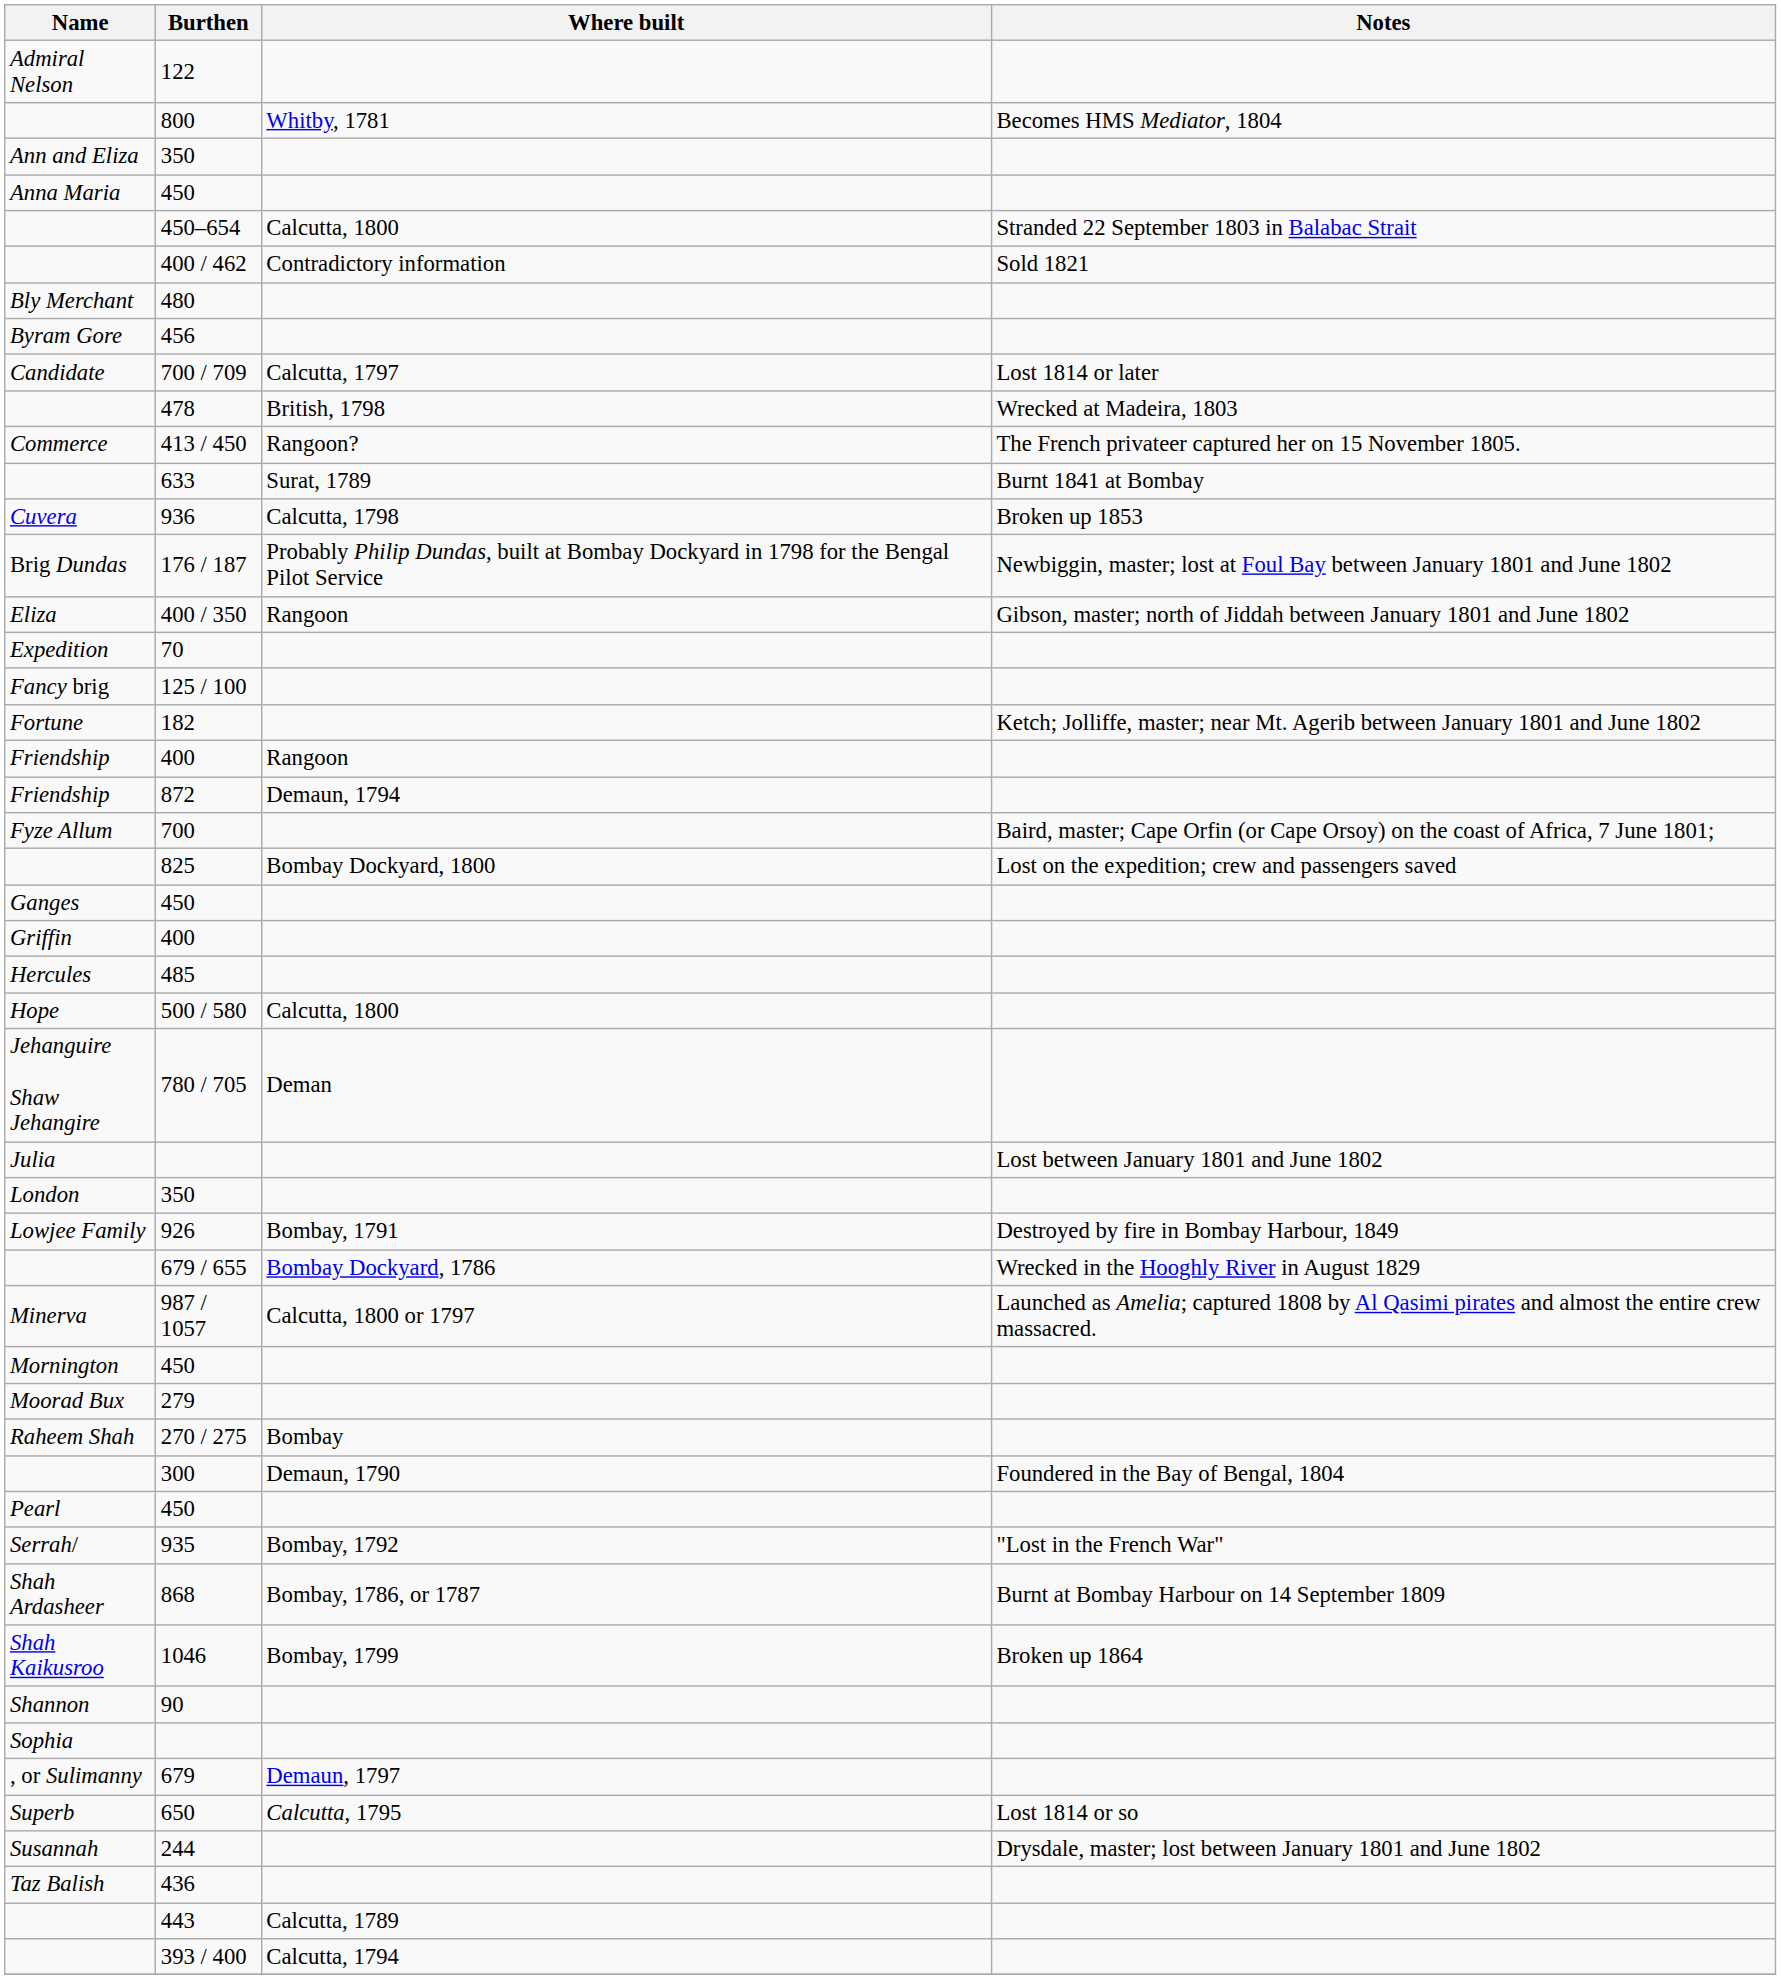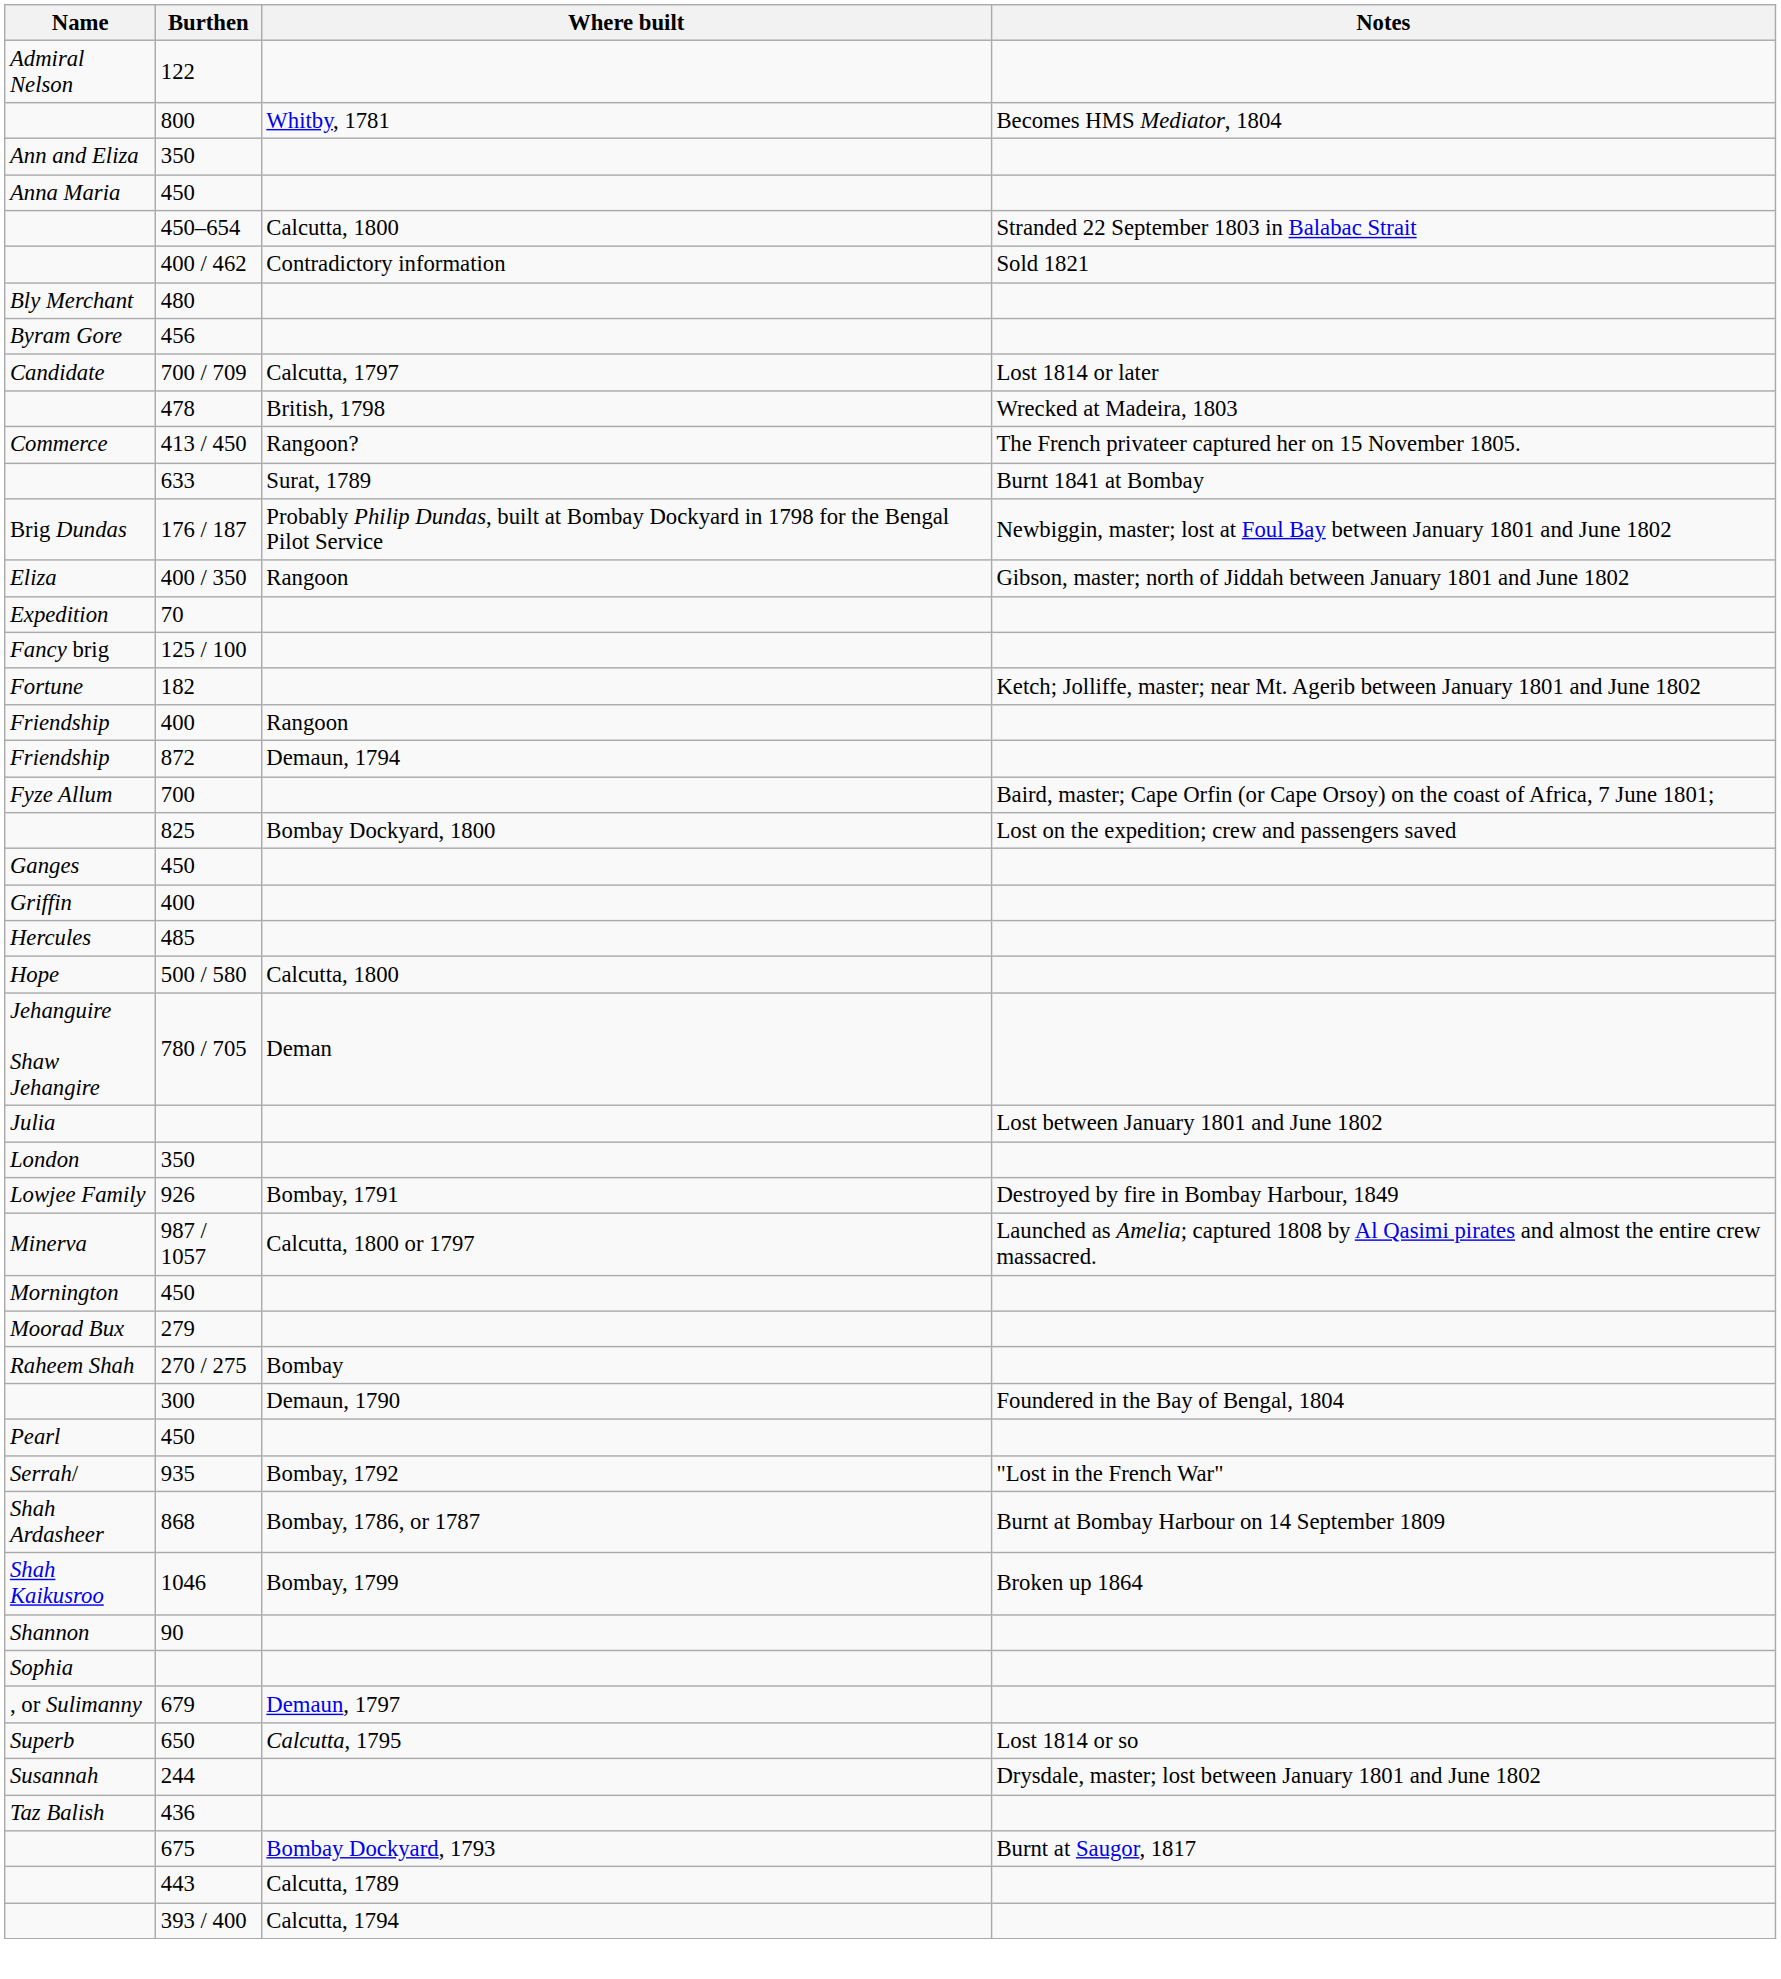- row: (43, 516)
- row: (80, 1268)
+ row: (80, 1849)
